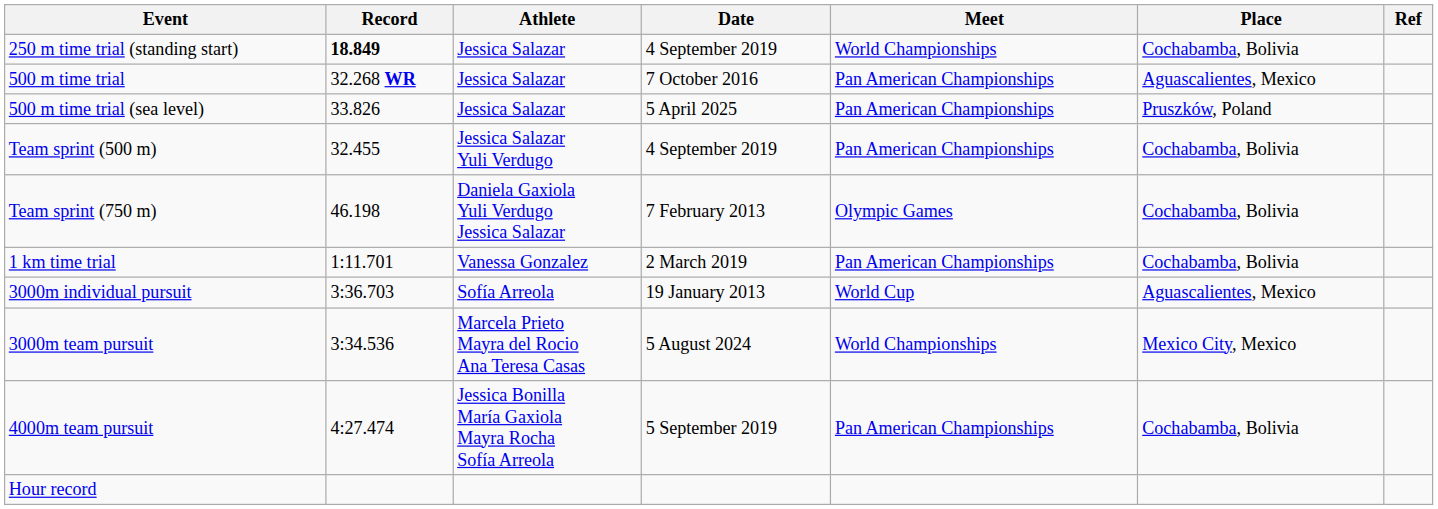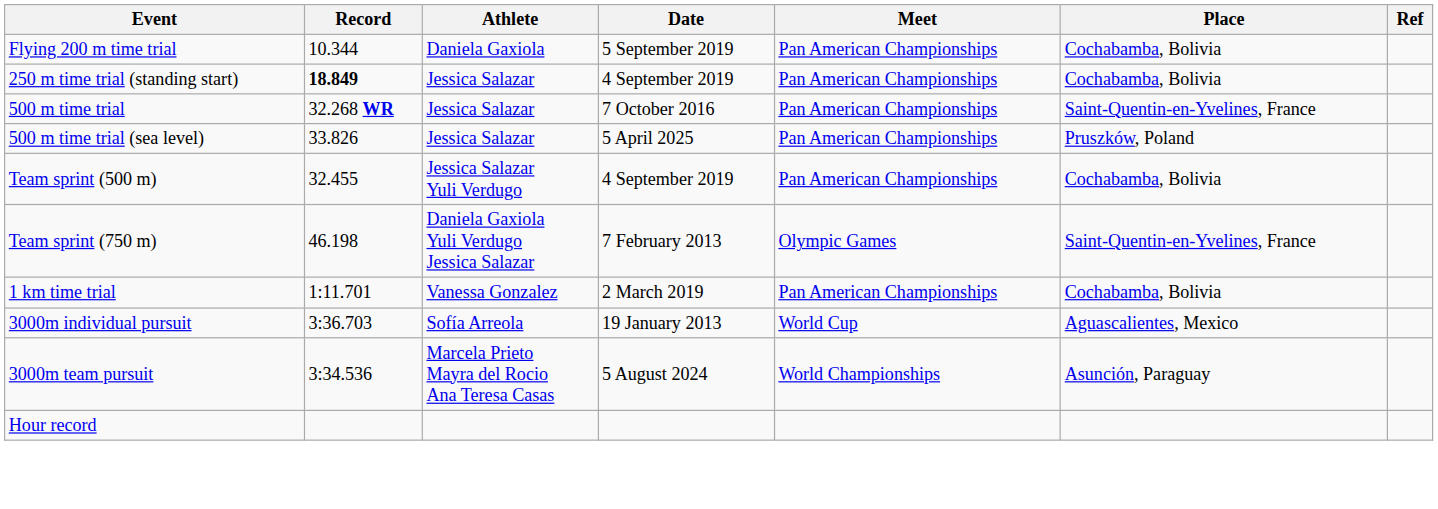+ row: (93, 49)
(916, 49) World Championships -> (888, 79) Pan American Championships
(1229, 79) Aguascalientes, Mexico -> (1190, 109) Saint-Quentin-en-Yvelines, France
(1221, 211) Cochabamba, Bolivia -> (1190, 241) Saint-Quentin-en-Yvelines, France
(1219, 343) Mexico City, Mexico -> (1138, 373) Asunción, Paraguay
- row: (81, 427)
